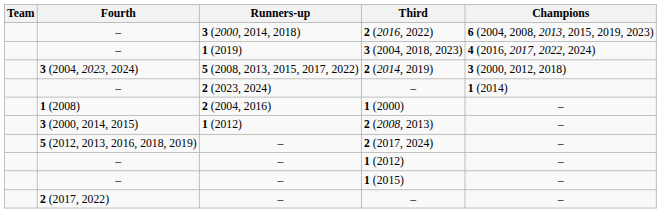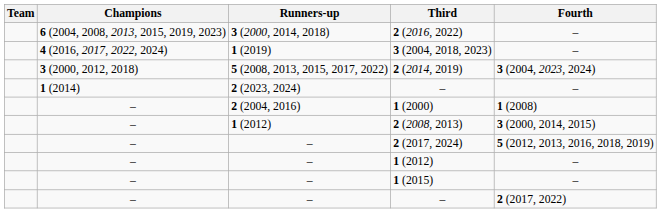columns swapped: (561, 13) <-> (118, 13)
